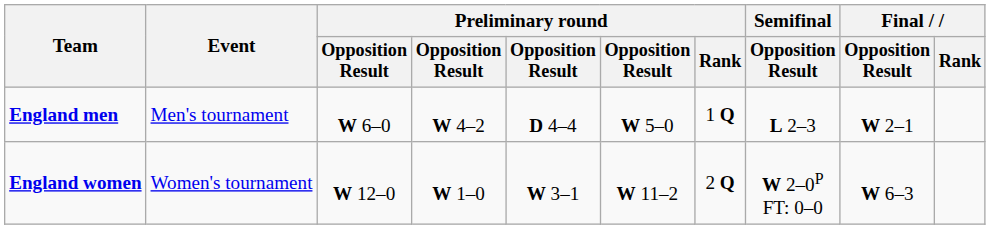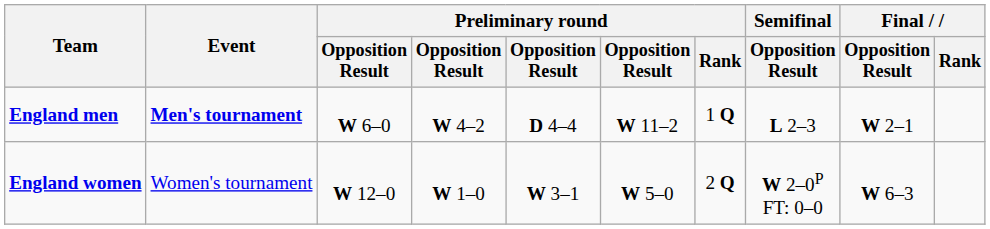(220, 114) normal -> (226, 114) bold
(647, 126) W 5–0 -> (647, 126) W 11–2
(647, 194) W 11–2 -> (647, 194) W 5–0
